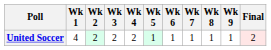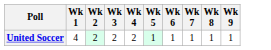- column: (253, 17)
